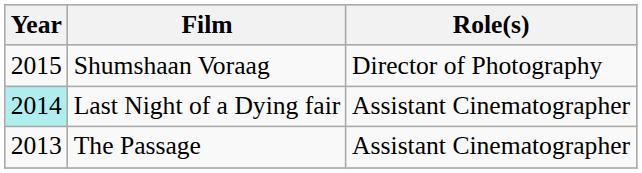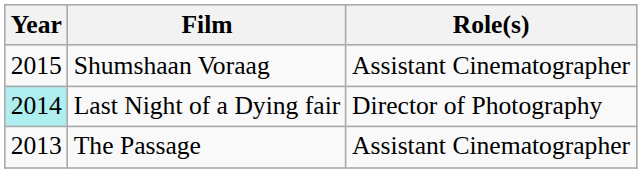(477, 65) Director of Photography -> (491, 65) Assistant Cinematographer
(491, 106) Assistant Cinematographer -> (477, 106) Director of Photography
